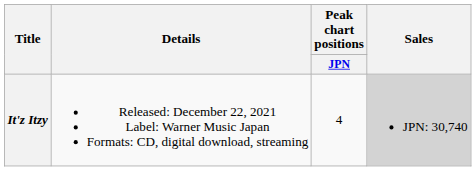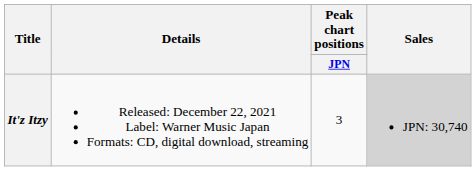(339, 119) 4 -> (339, 119) 3
